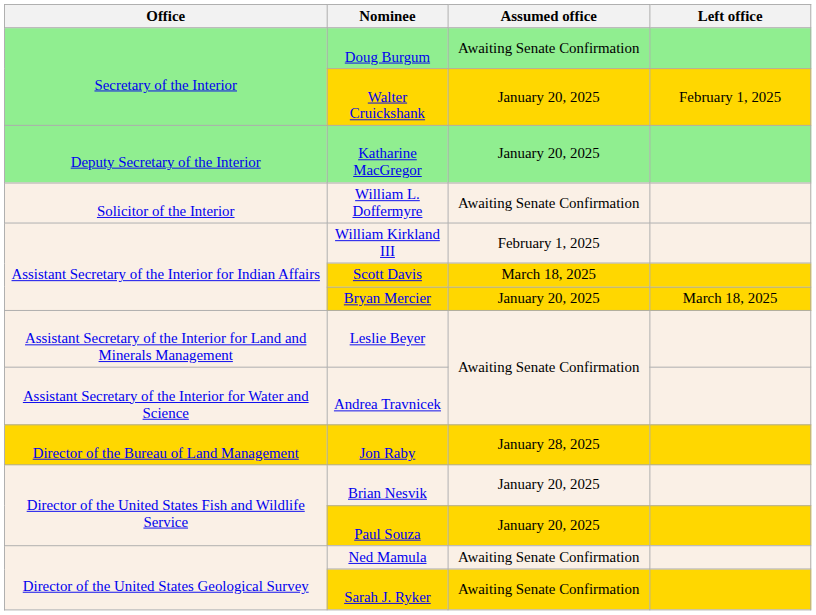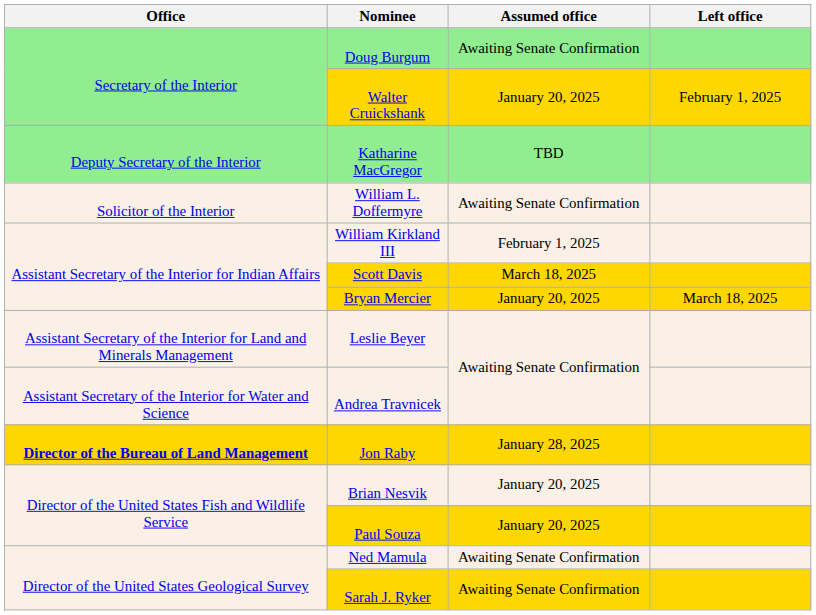(549, 154) January 20, 2025 -> (549, 154) TBD
(166, 453) normal -> (166, 453) bold
